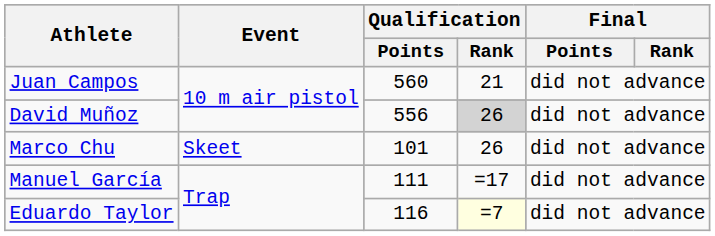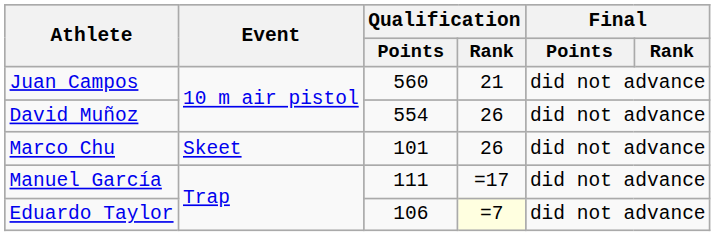(411, 116) 556 -> (411, 116) 554
(492, 116) lightgrey background -> (492, 116) no background
(411, 214) 116 -> (411, 214) 106
